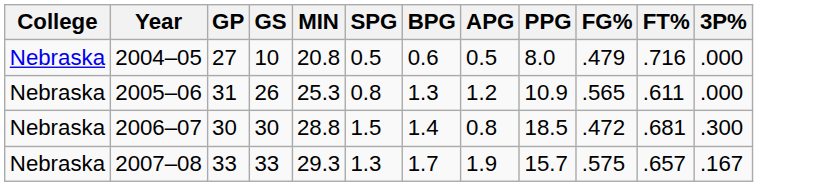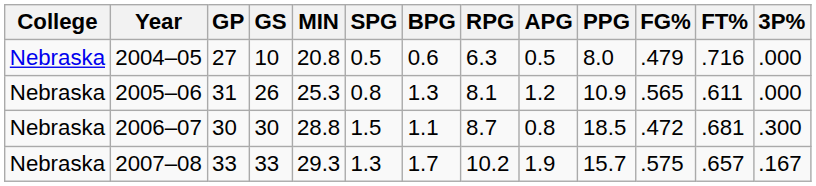+ column: (490, 22)
(423, 127) 1.4 -> (423, 127) 1.1
